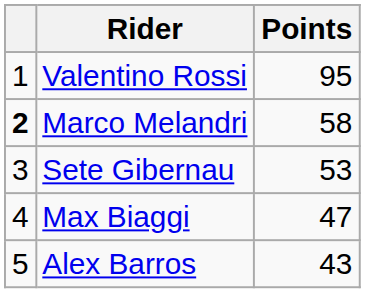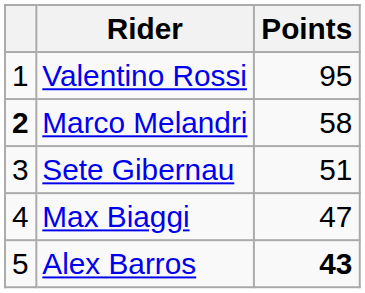(336, 170) 53 -> (336, 170) 51
(336, 265) normal -> (336, 265) bold
